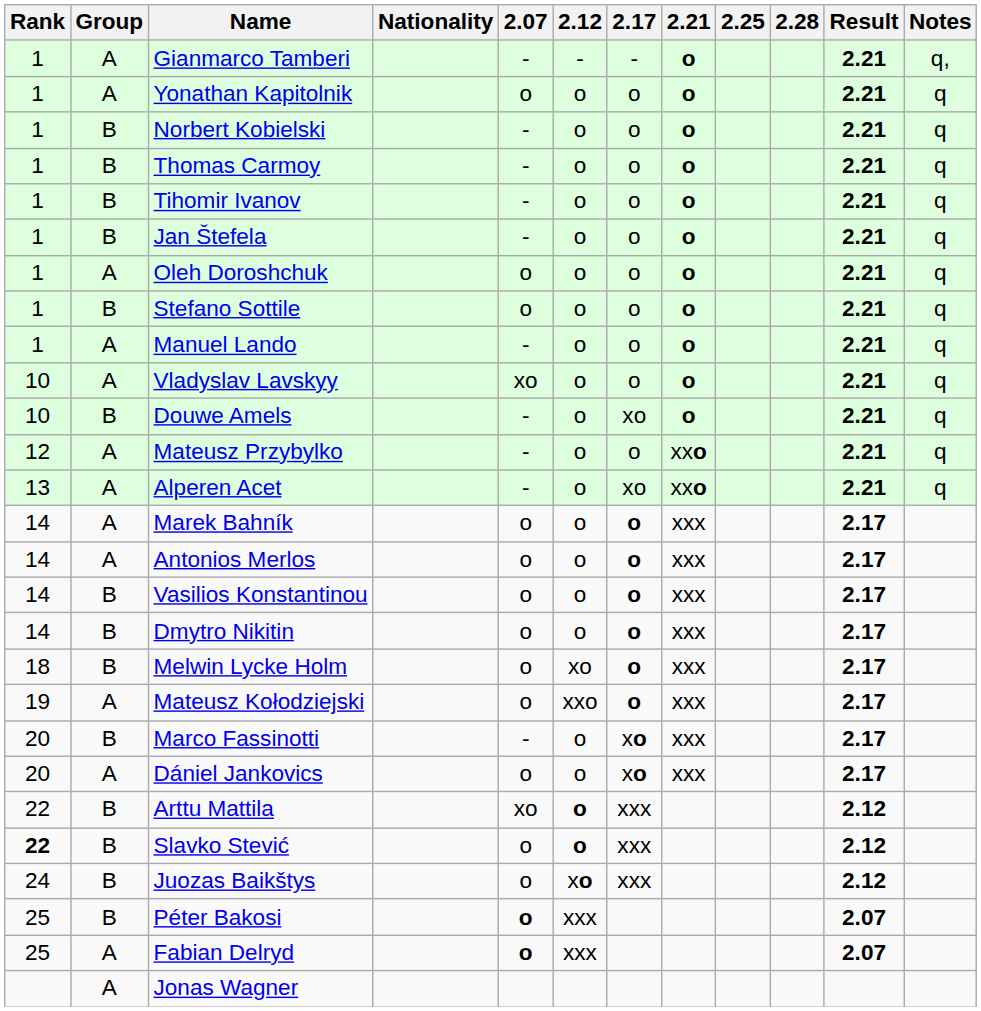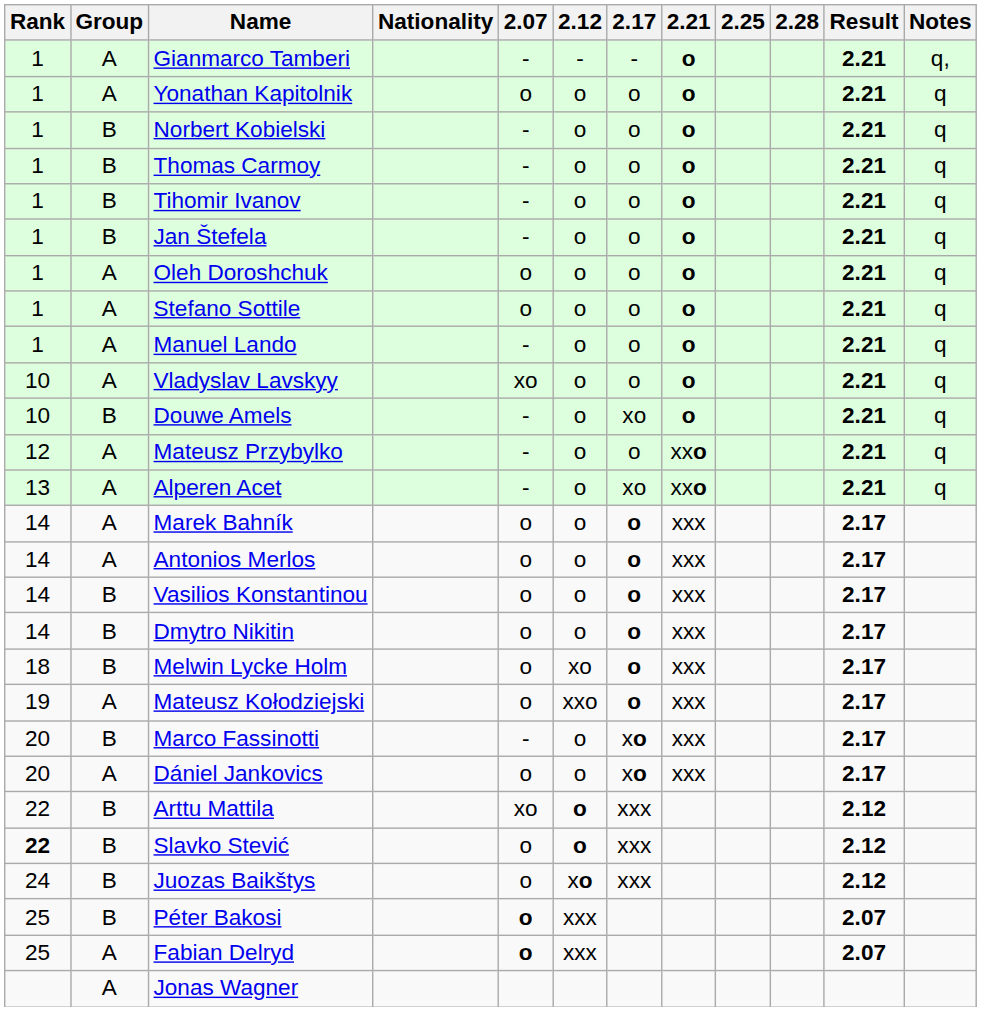(109, 308) B -> (109, 308) A
